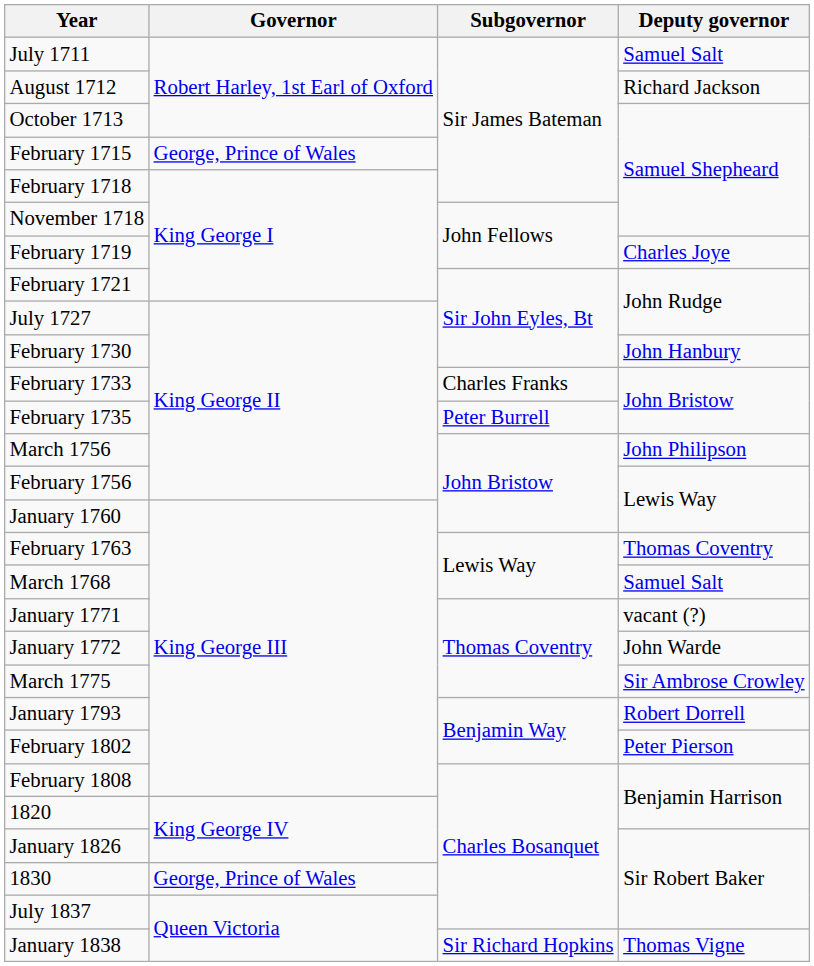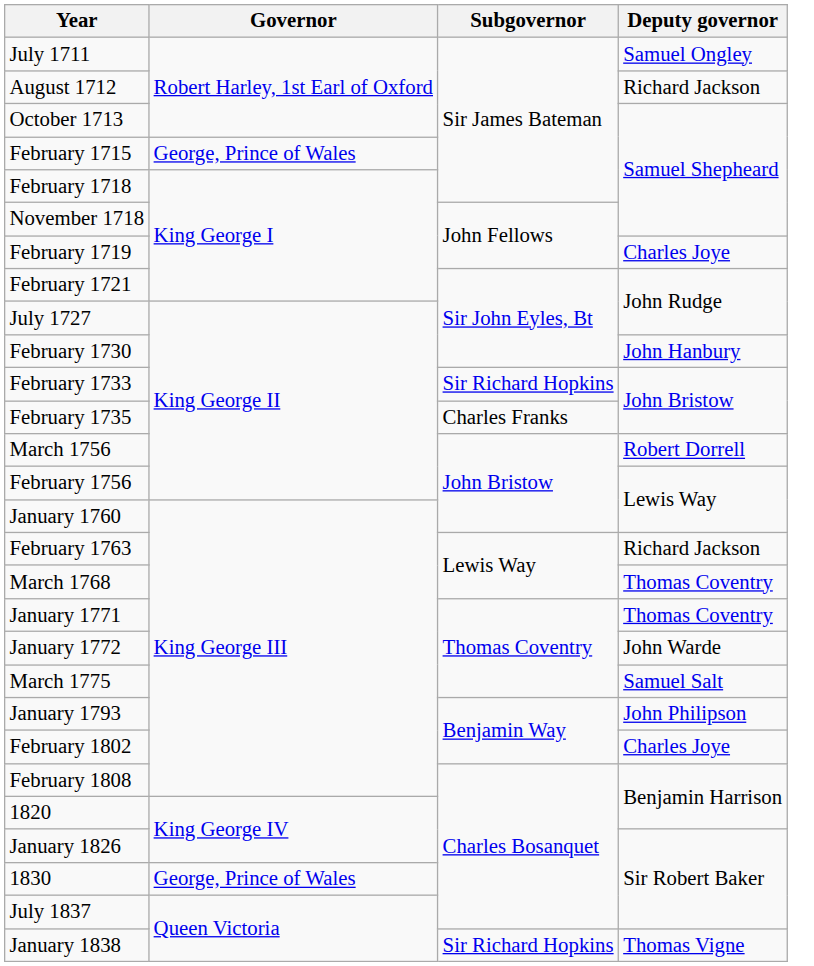(673, 53) Samuel Salt -> (688, 53) Samuel Ongley
(505, 383) Charles Franks -> (528, 383) Sir Richard Hopkins
(496, 416) Peter Burrell -> (505, 416) Charles Franks
(685, 449) John Philipson -> (684, 449) Robert Dorrell
(698, 548) Thomas Coventry -> (692, 548) Richard Jackson
(673, 581) Samuel Salt -> (698, 581) Thomas Coventry
(664, 614) vacant (?) -> (698, 614) Thomas Coventry
(714, 680) Sir Ambrose Crowley -> (673, 680) Samuel Salt
(684, 713) Robert Dorrell -> (685, 713) John Philipson
(678, 746) Peter Pierson -> (677, 746) Charles Joye
